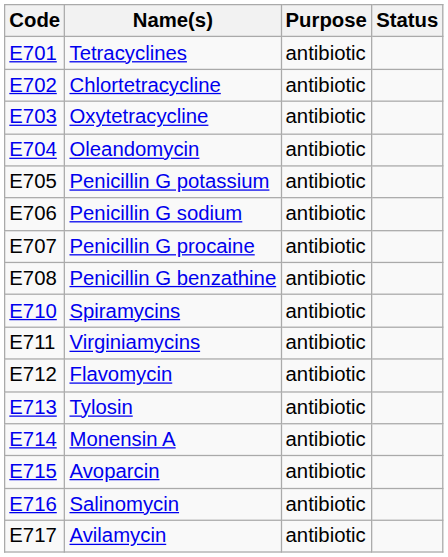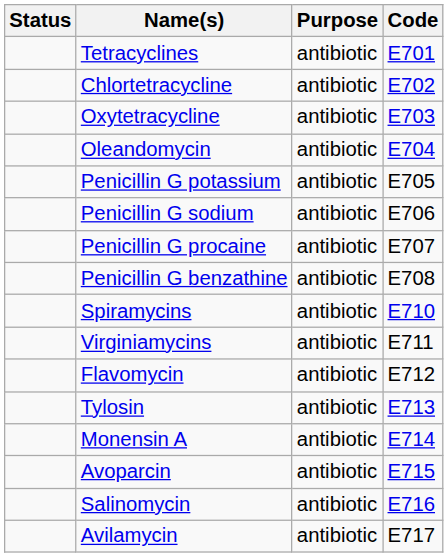columns swapped: (35, 20) <-> (407, 20)
